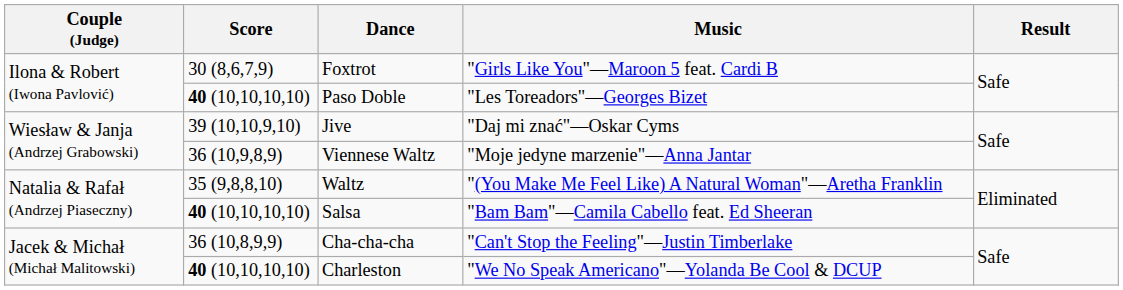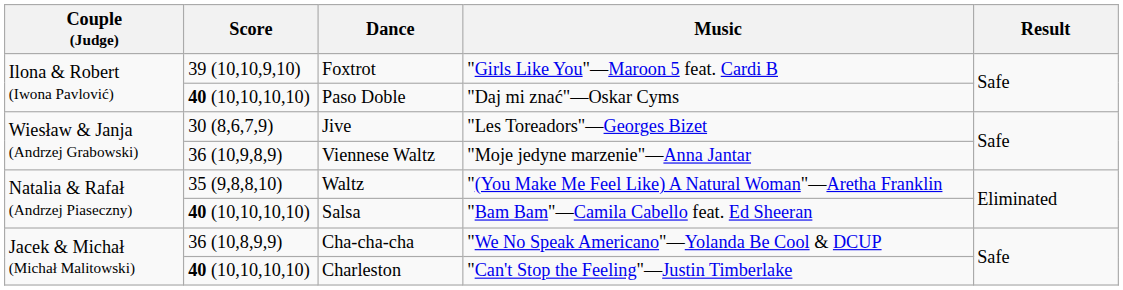(231, 68) 30 (8,6,7,9) -> (244, 68) 39 (10,10,9,10)
(587, 97) "Les Toreadors"—Georges Bizet -> (573, 97) "Daj mi znać"—Oskar Cyms
(244, 126) 39 (10,10,9,10) -> (231, 126) 30 (8,6,7,9)
(573, 126) "Daj mi znać"—Oskar Cyms -> (587, 126) "Les Toreadors"—Georges Bizet
(630, 241) "Can't Stop the Feeling"—Justin Timberlake -> (674, 241) "We No Speak Americano"—Yolanda Be Cool & DCUP
(674, 270) "We No Speak Americano"—Yolanda Be Cool & DCUP -> (630, 270) "Can't Stop the Feeling"—Justin Timberlake
